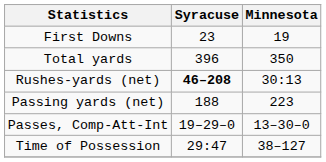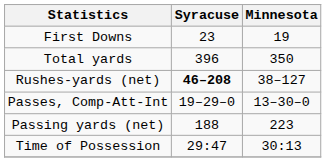(282, 81) 30:13 -> (282, 81) 38–127
rows swapped: (88, 103) <-> (88, 125)
(282, 146) 38–127 -> (282, 146) 30:13
